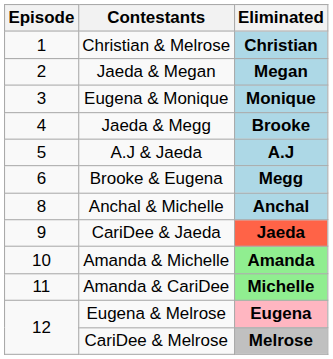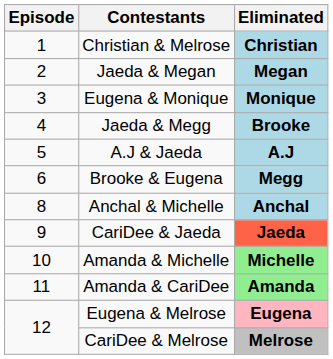(281, 260) Amanda -> (281, 260) Michelle
(281, 286) Michelle -> (281, 286) Amanda
